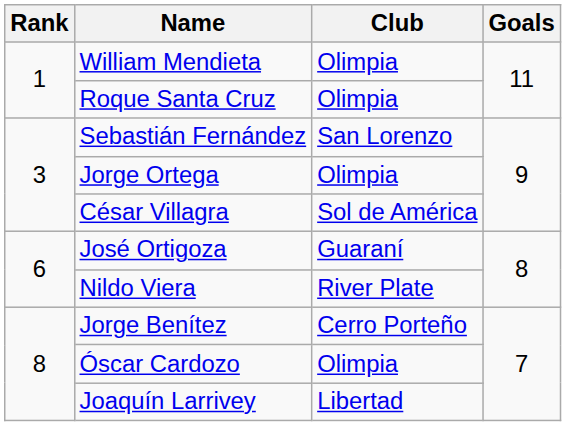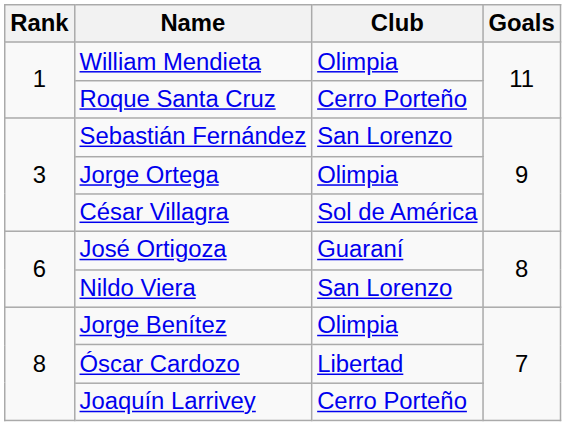(358, 99) Olimpia -> (392, 99) Cerro Porteño
(375, 288) River Plate -> (385, 288) San Lorenzo
(392, 325) Cerro Porteño -> (358, 325) Olimpia
(358, 363) Olimpia -> (360, 363) Libertad
(360, 401) Libertad -> (392, 401) Cerro Porteño
